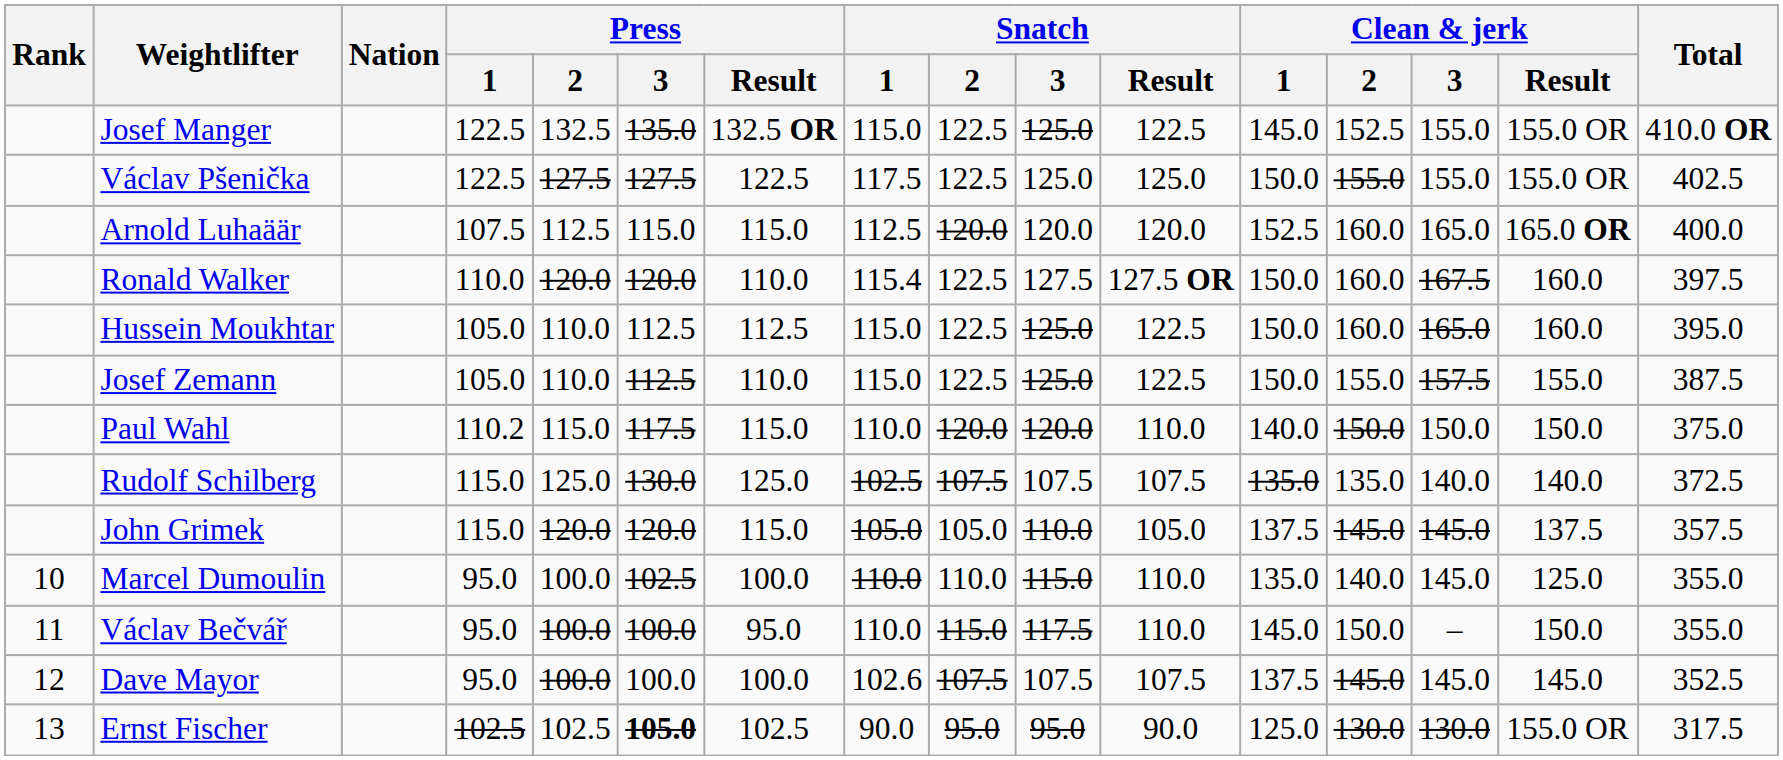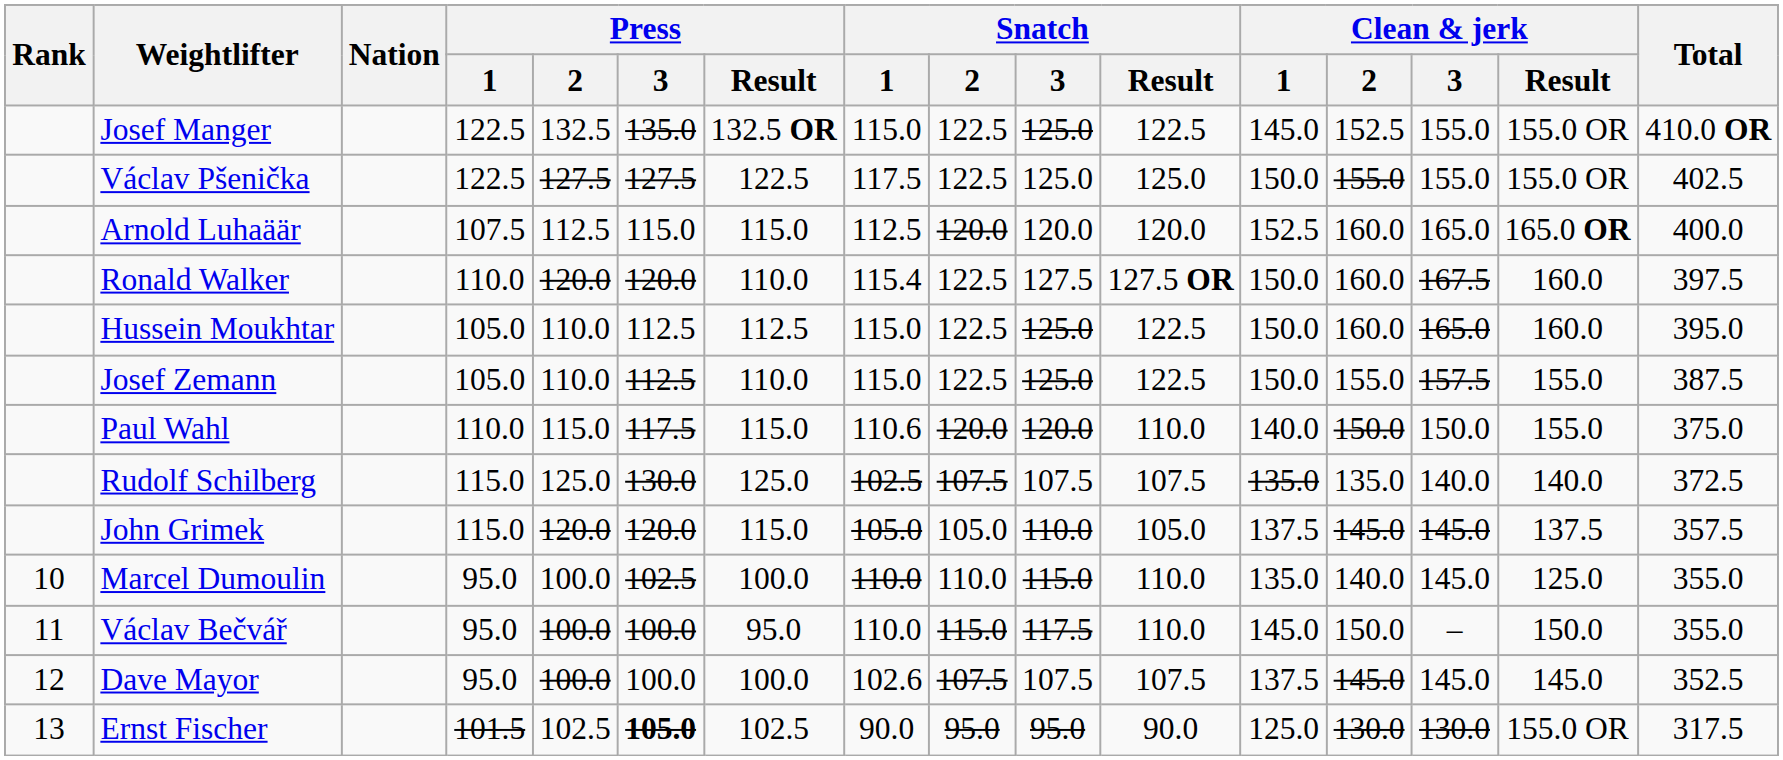(490, 429) 110.2 -> (490, 429) 110.0
(887, 429) 110.0 -> (887, 429) 110.6
(1568, 429) 150.0 -> (1568, 429) 155.0
(490, 729) 102.5 -> (490, 729) 101.5
